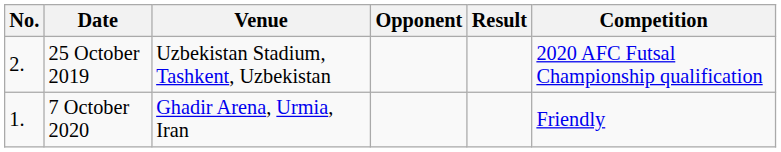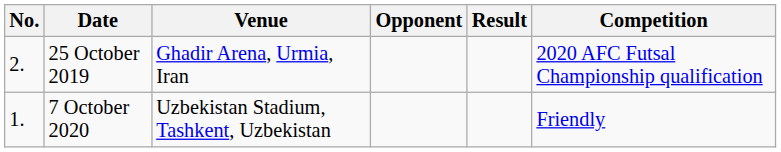(243, 64) Uzbekistan Stadium, Tashkent, Uzbekistan -> (245, 64) Ghadir Arena, Urmia, Iran
(245, 119) Ghadir Arena, Urmia, Iran -> (243, 119) Uzbekistan Stadium, Tashkent, Uzbekistan
